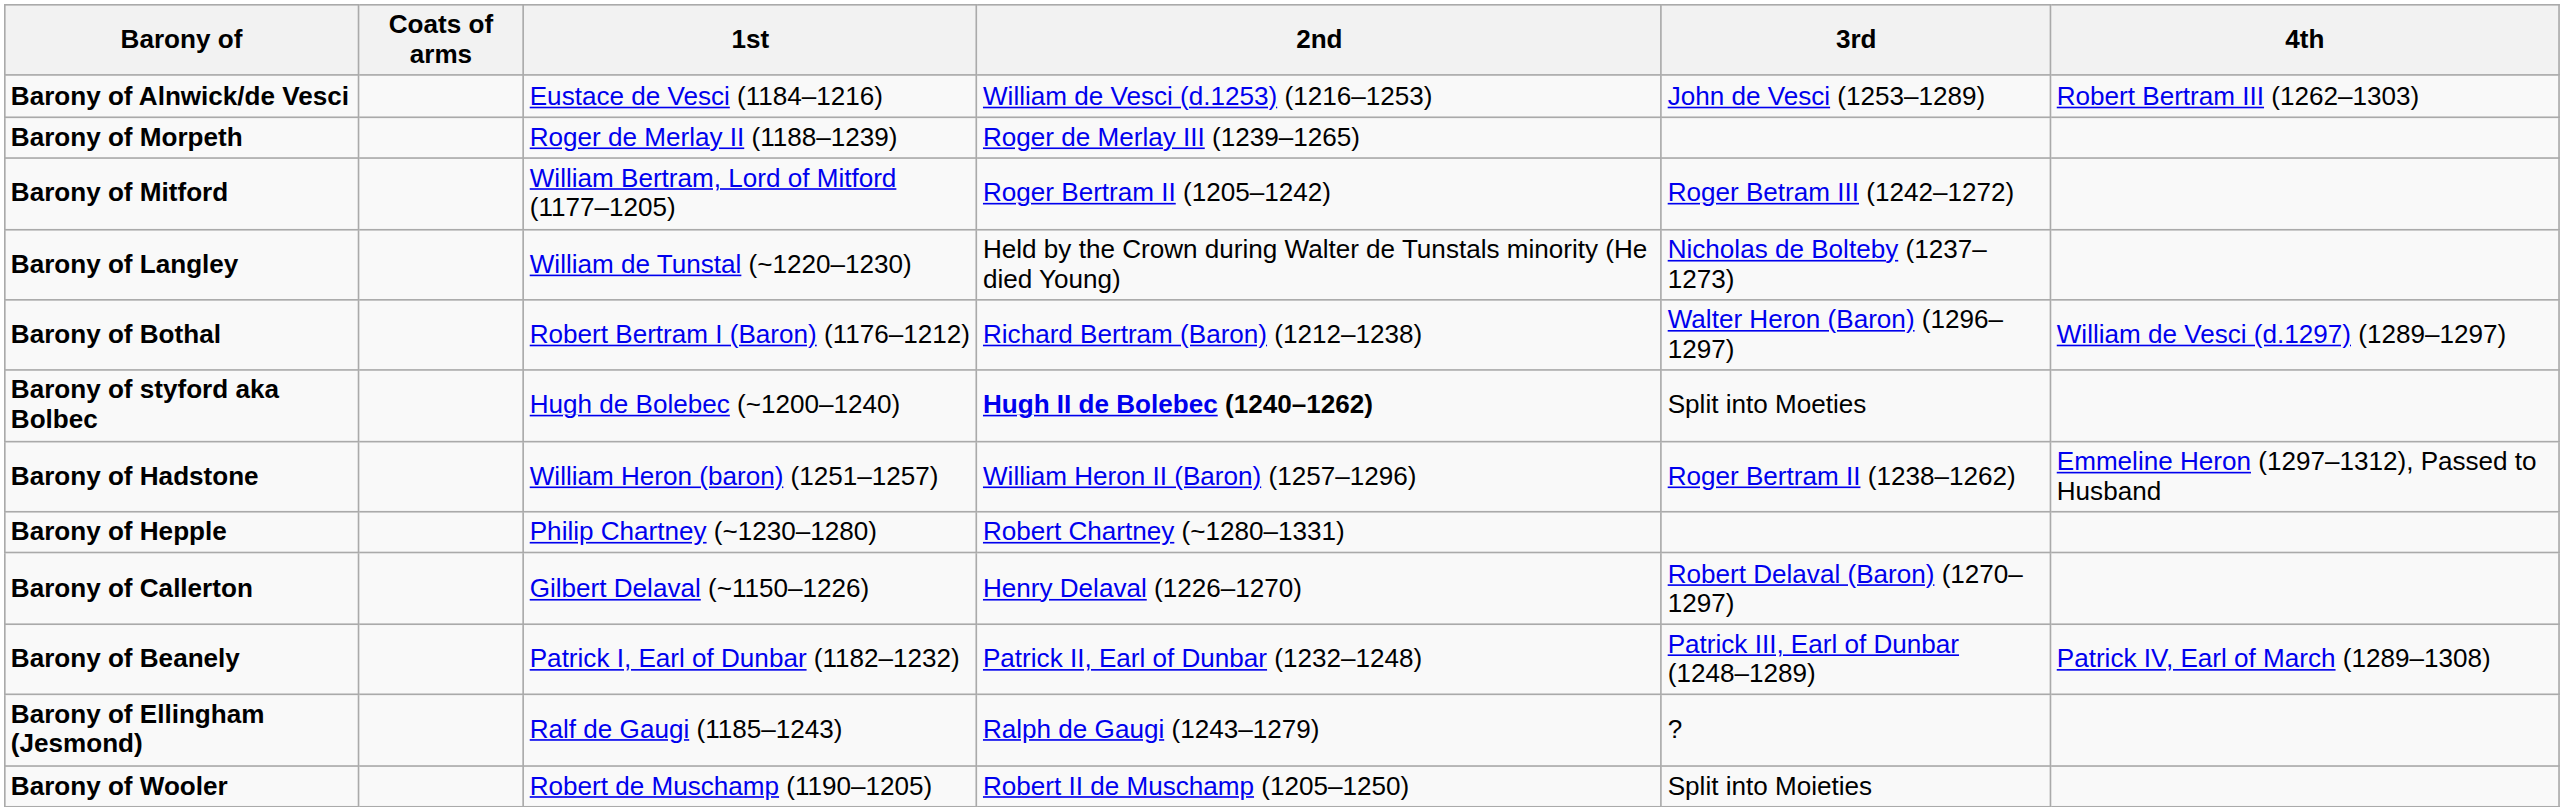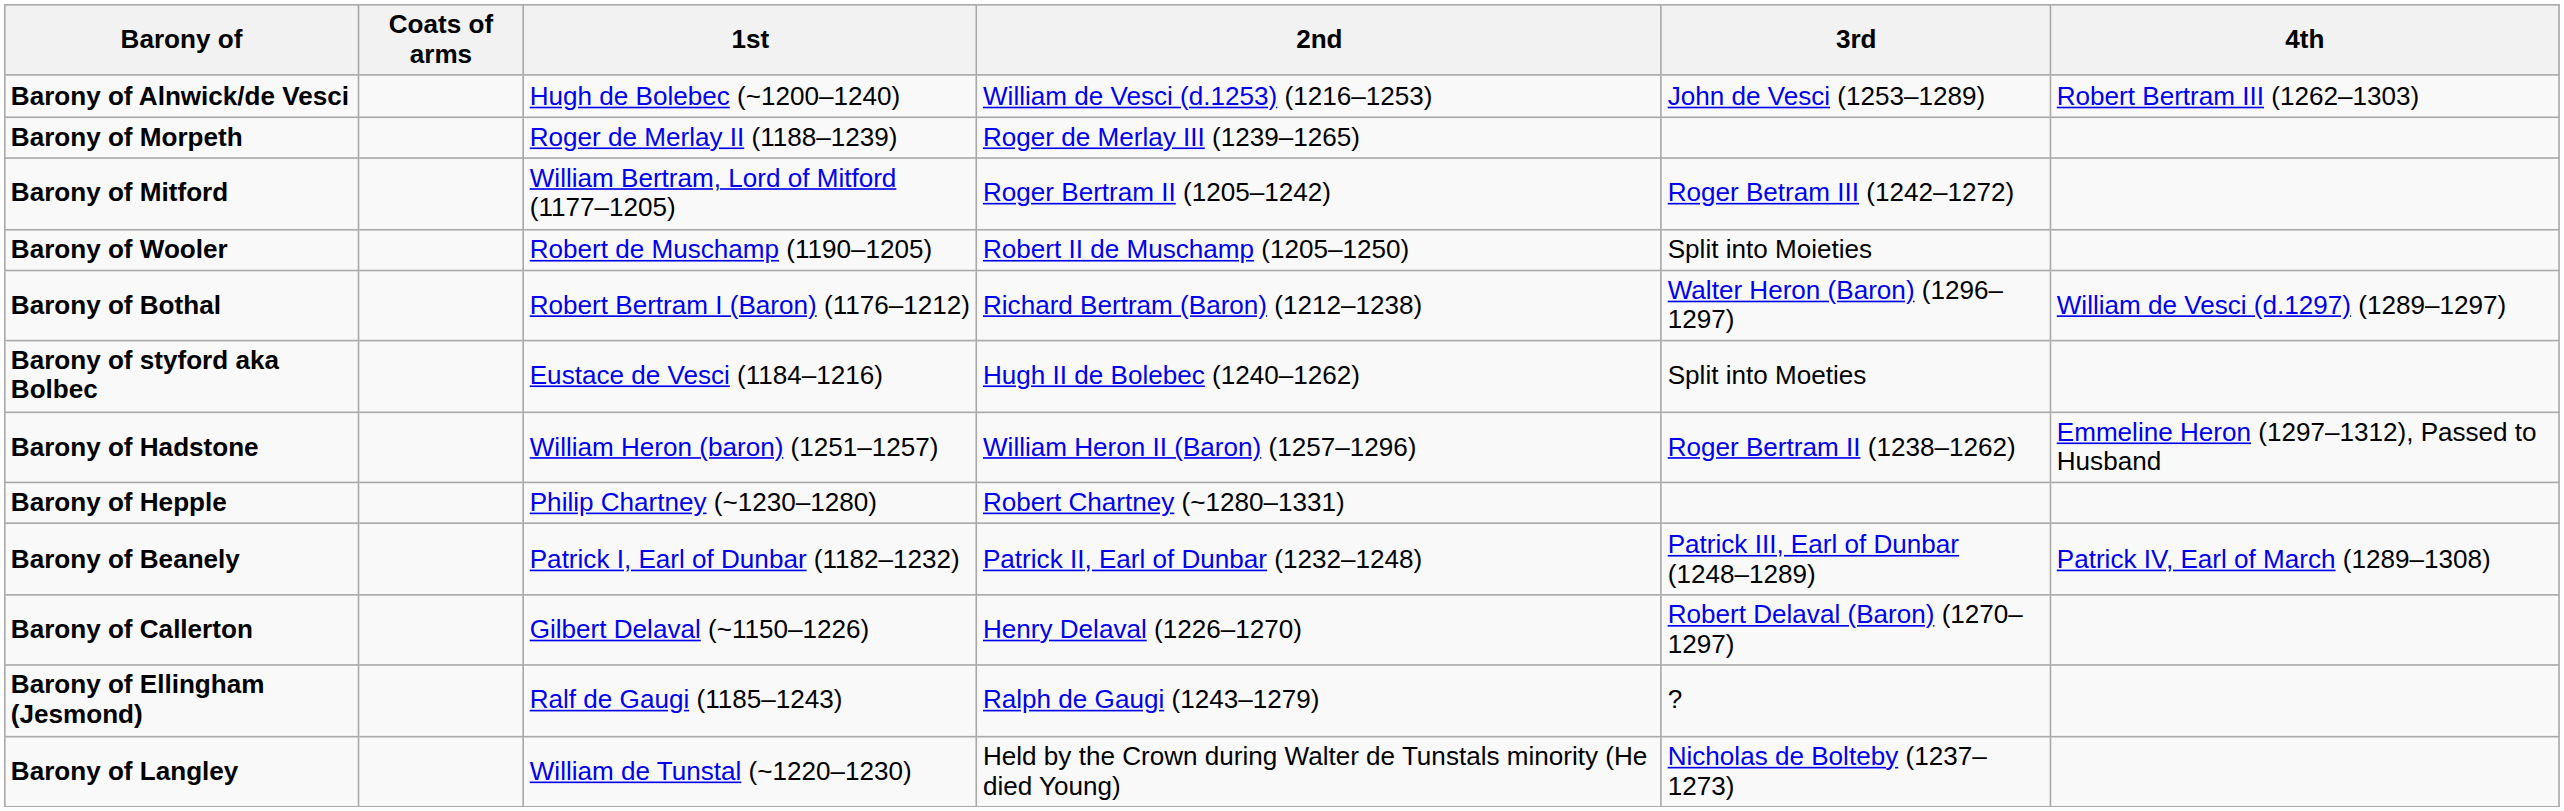(706, 95) Eustace de Vesci (1184–1216) -> (715, 95) Hugh de Bolebec (~1200–1240)
rows swapped: (119, 785) <-> (125, 263)
(715, 405) Hugh de Bolebec (~1200–1240) -> (706, 376) Eustace de Vesci (1184–1216)
(1178, 405) bold -> (1171, 376) normal
rows swapped: (132, 588) <-> (125, 658)
